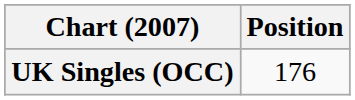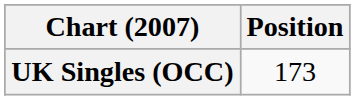(295, 71) 176 -> (295, 71) 173
